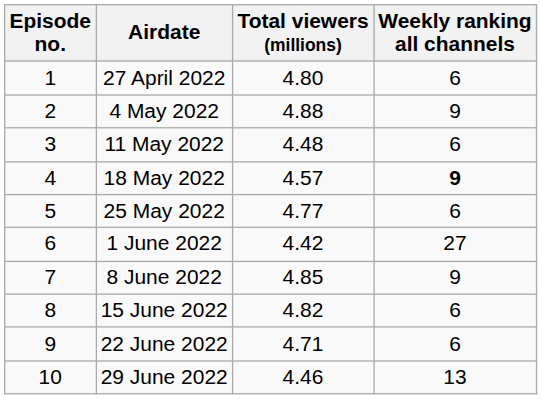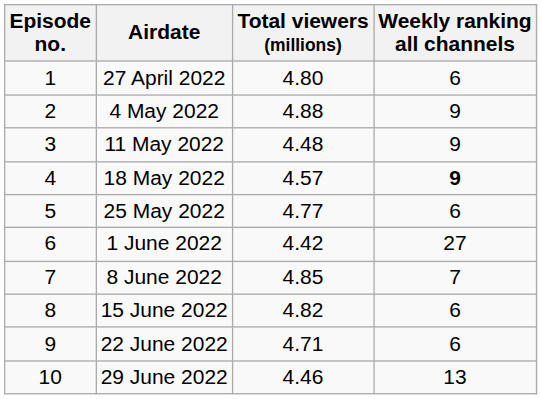(455, 144) 6 -> (455, 144) 9
(455, 277) 9 -> (455, 277) 7
